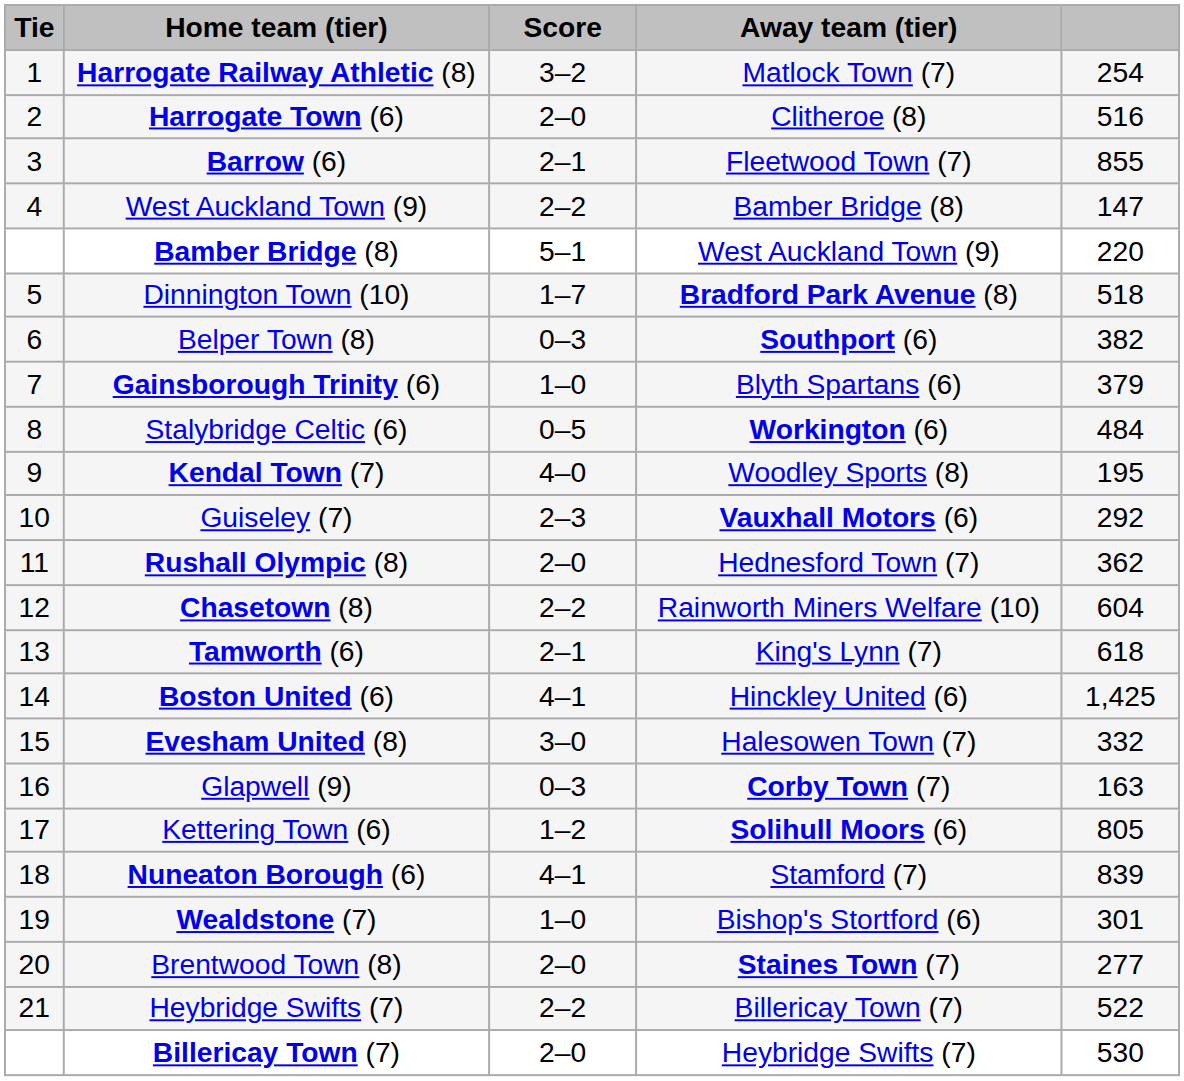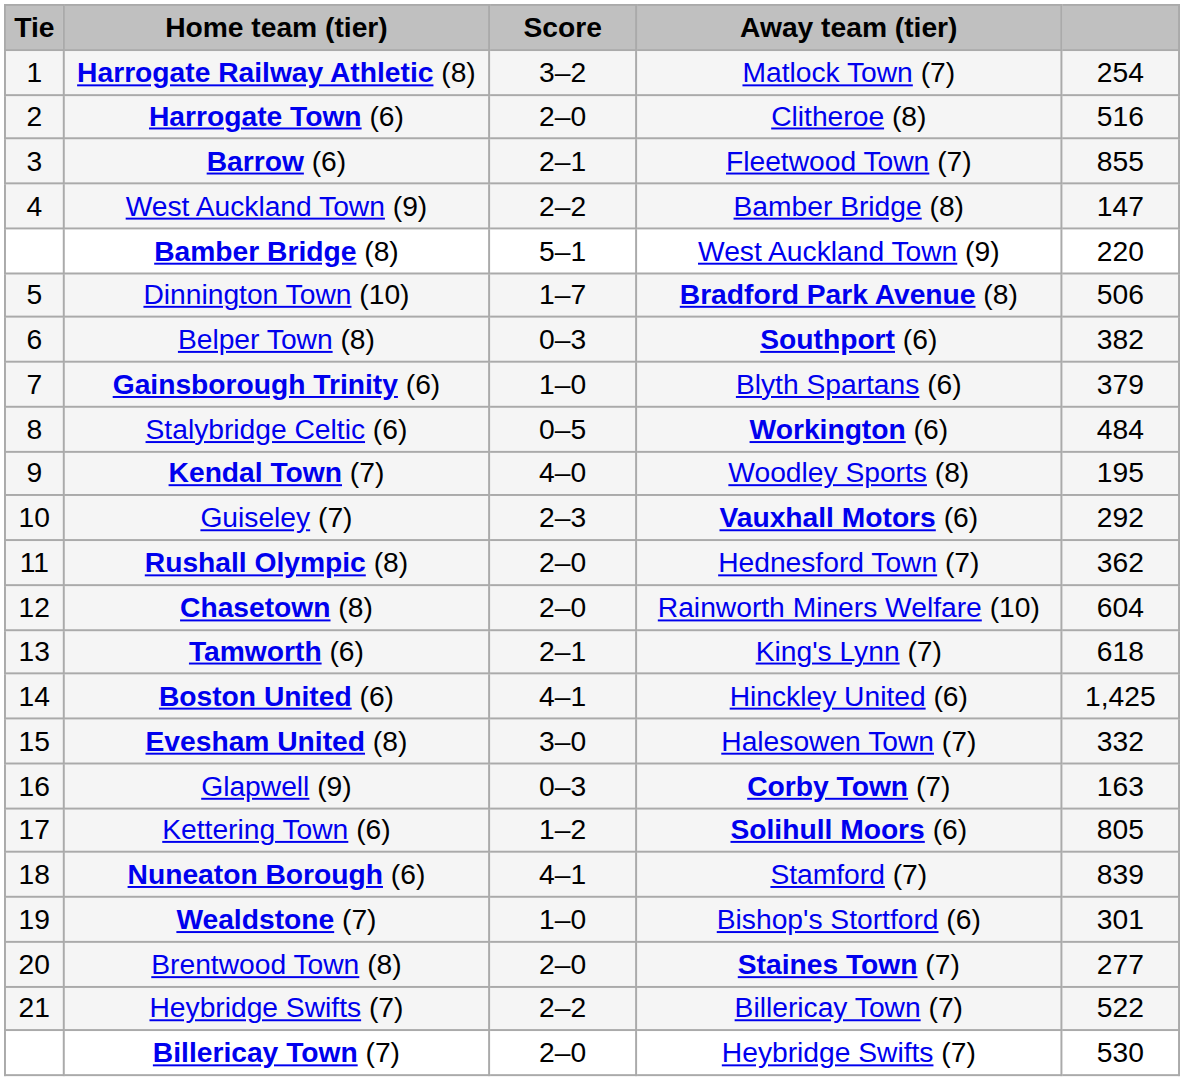(1120, 295) 518 -> (1120, 295) 506
(563, 607) 2–2 -> (563, 607) 2–0
